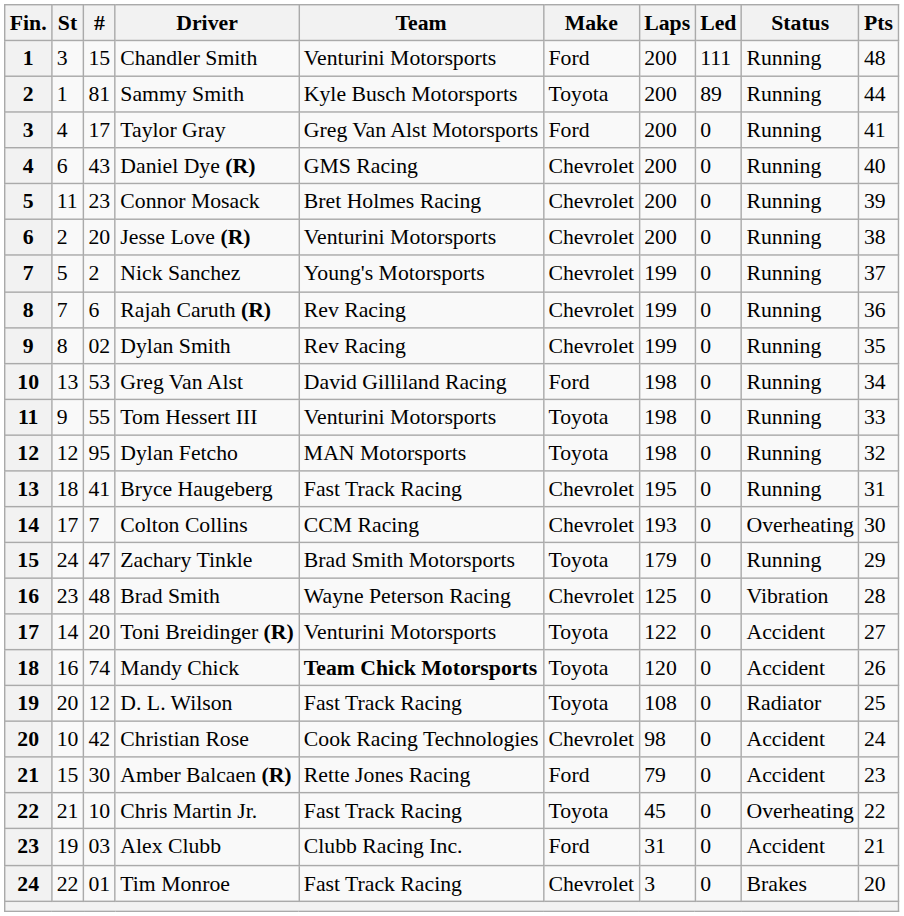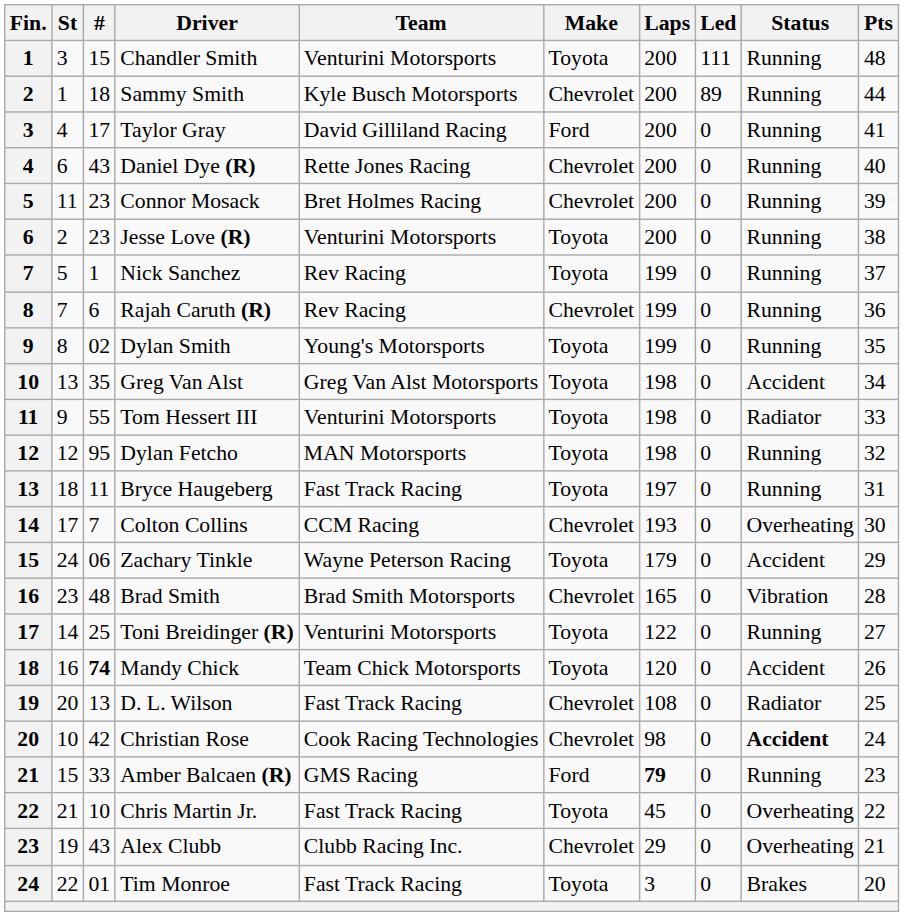(569, 58) Ford -> (578, 58) Toyota
(99, 94) 81 -> (99, 94) 18
(578, 94) Toyota -> (591, 94) Chevrolet
(421, 130) Greg Van Alst Motorsports -> (405, 130) David Gilliland Racing
(361, 165) GMS Racing -> (387, 165) Rette Jones Racing
(99, 237) 20 -> (99, 237) 23
(591, 237) Chevrolet -> (578, 237) Toyota
(94, 273) 2 -> (94, 273) 1
(394, 273) Young's Motorsports -> (355, 273) Rev Racing
(591, 273) Chevrolet -> (578, 273) Toyota
(355, 345) Rev Racing -> (394, 345) Young's Motorsports
(591, 345) Chevrolet -> (578, 345) Toyota
(99, 381) 53 -> (99, 381) 35
(405, 381) David Gilliland Racing -> (421, 381) Greg Van Alst Motorsports
(569, 381) Ford -> (578, 381) Toyota
(784, 381) Running -> (786, 381) Accident
(784, 416) Running -> (784, 416) Radiator
(99, 488) 41 -> (99, 488) 11
(591, 488) Chevrolet -> (578, 488) Toyota
(661, 488) 195 -> (661, 488) 197
(99, 560) 47 -> (99, 560) 06
(409, 560) Brad Smith Motorsports -> (407, 560) Wayne Peterson Racing
(784, 560) Running -> (786, 560) Accident
(407, 596) Wayne Peterson Racing -> (409, 596) Brad Smith Motorsports
(661, 596) 125 -> (661, 596) 165
(99, 631) 20 -> (99, 631) 25
(786, 631) Accident -> (784, 631) Running
(99, 667) normal -> (99, 667) bold
(420, 667) bold -> (412, 667) normal
(99, 703) 12 -> (99, 703) 13
(578, 703) Toyota -> (591, 703) Chevrolet
(786, 739) normal -> (788, 739) bold
(99, 775) 30 -> (99, 775) 33
(387, 775) Rette Jones Racing -> (361, 775) GMS Racing
(655, 775) normal -> (655, 775) bold
(786, 775) Accident -> (784, 775) Running
(99, 846) 03 -> (99, 846) 43
(569, 846) Ford -> (591, 846) Chevrolet
(655, 846) 31 -> (655, 846) 29
(786, 846) Accident -> (800, 846) Overheating
(591, 882) Chevrolet -> (578, 882) Toyota
